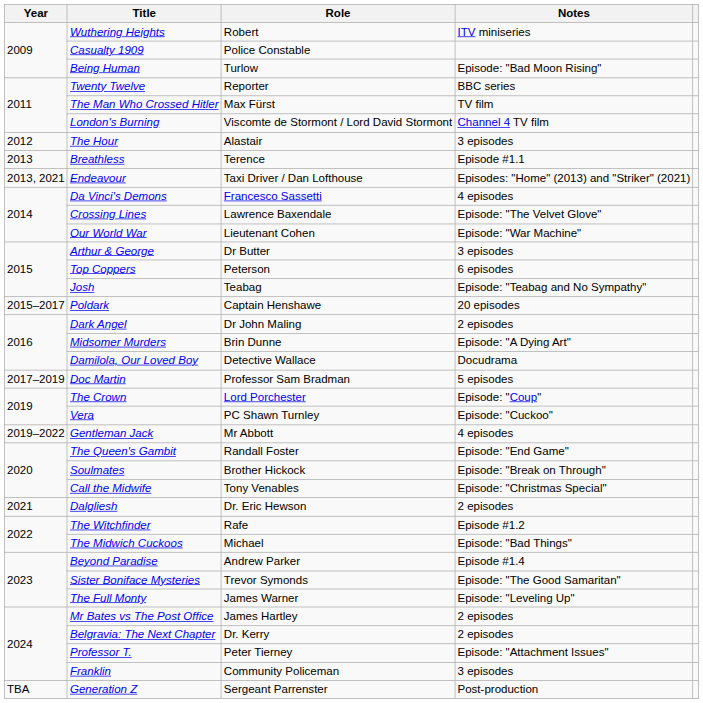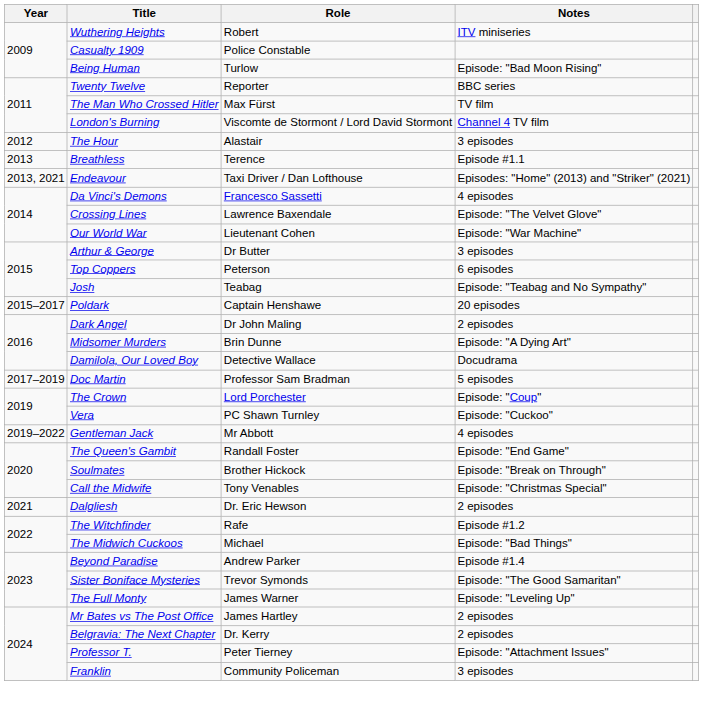- row: (104, 689)
